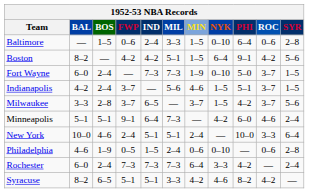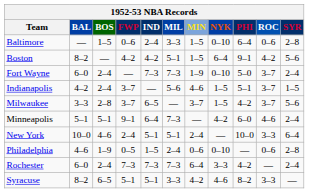(292, 73) 1–5 -> (292, 73) 2–4
(268, 180) 4–2 -> (268, 180) 3–3
